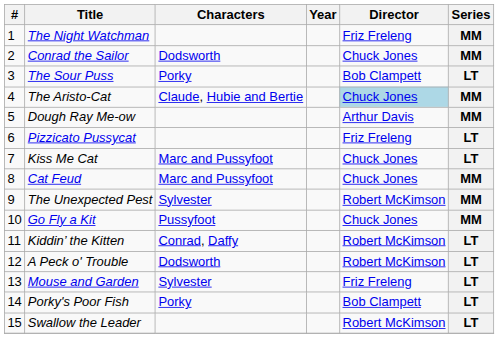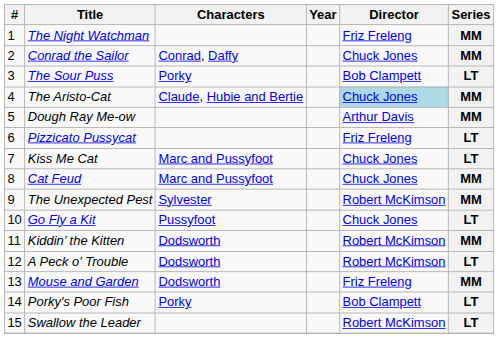(189, 55) Dodsworth -> (198, 55) Conrad, Daffy
(471, 220) MM -> (471, 220) LT
(198, 240) Conrad, Daffy -> (189, 240) Dodsworth
(471, 240) LT -> (471, 240) MM
(185, 281) Sylvester -> (189, 281) Dodsworth
(471, 281) LT -> (471, 281) MM
